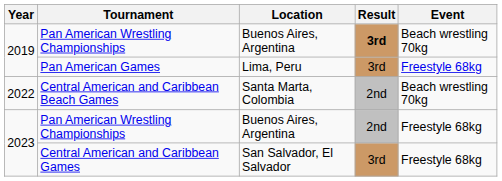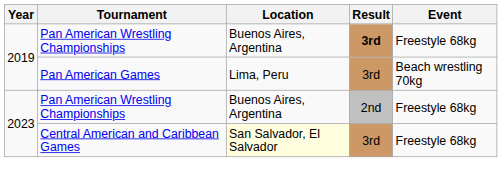(445, 41) Beach wrestling 70kg -> (436, 41) Freestyle 68kg
(441, 67) Freestyle 68kg -> (439, 74) Beach wrestling 70kg
- row: (21, 93)
(288, 160) no background -> (275, 140) lightyellow background
